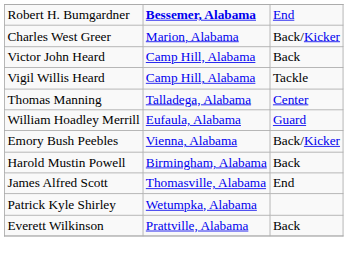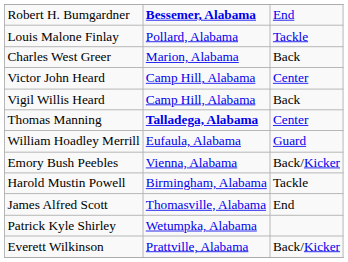+ row: (63, 36)
(306, 36) Back/Kicker -> (287, 57) Back
(287, 57) Back -> (291, 78) Center
(291, 78) Tackle -> (287, 99) Back
(198, 99) normal -> (202, 120) bold
(287, 162) Back -> (291, 183) Tackle
(287, 225) Back -> (306, 246) Back/Kicker
